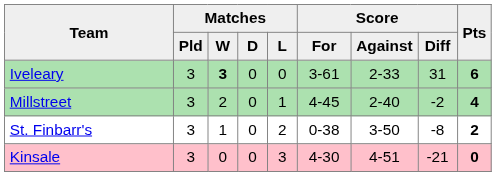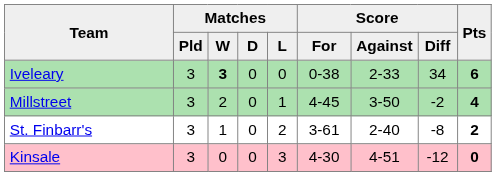(324, 74) 3-61 -> (324, 74) 0-38
(437, 74) 31 -> (437, 74) 34
(384, 101) 2-40 -> (384, 101) 3-50
(324, 129) 0-38 -> (324, 129) 3-61
(384, 129) 3-50 -> (384, 129) 2-40
(437, 157) -21 -> (437, 157) -12
